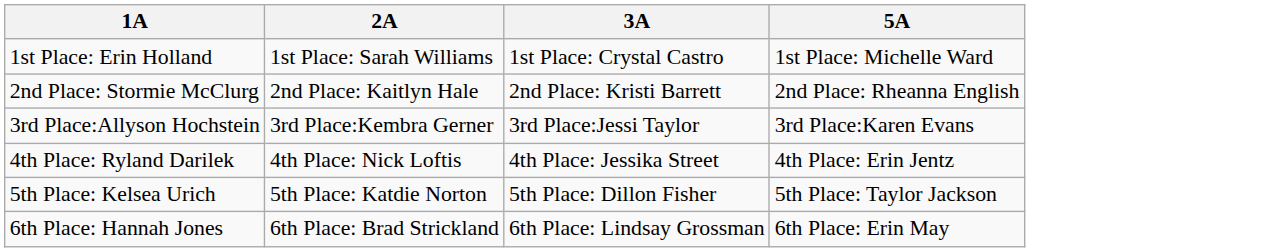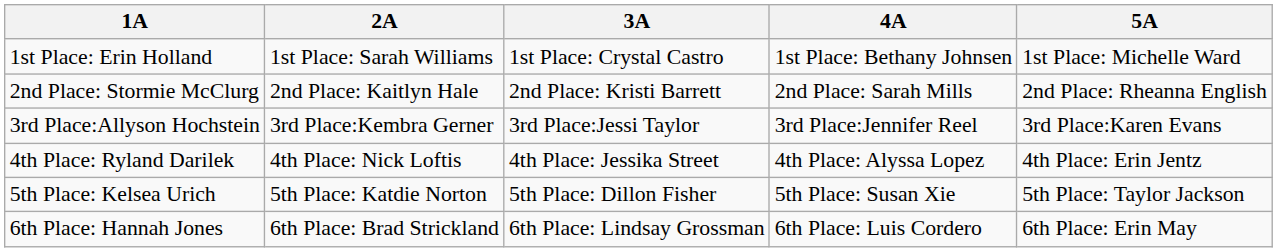+ column: (893, 21)
